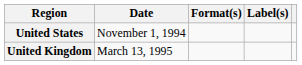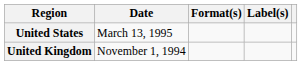(141, 32) November 1, 1994 -> (135, 32) March 13, 1995
(135, 51) March 13, 1995 -> (141, 51) November 1, 1994
